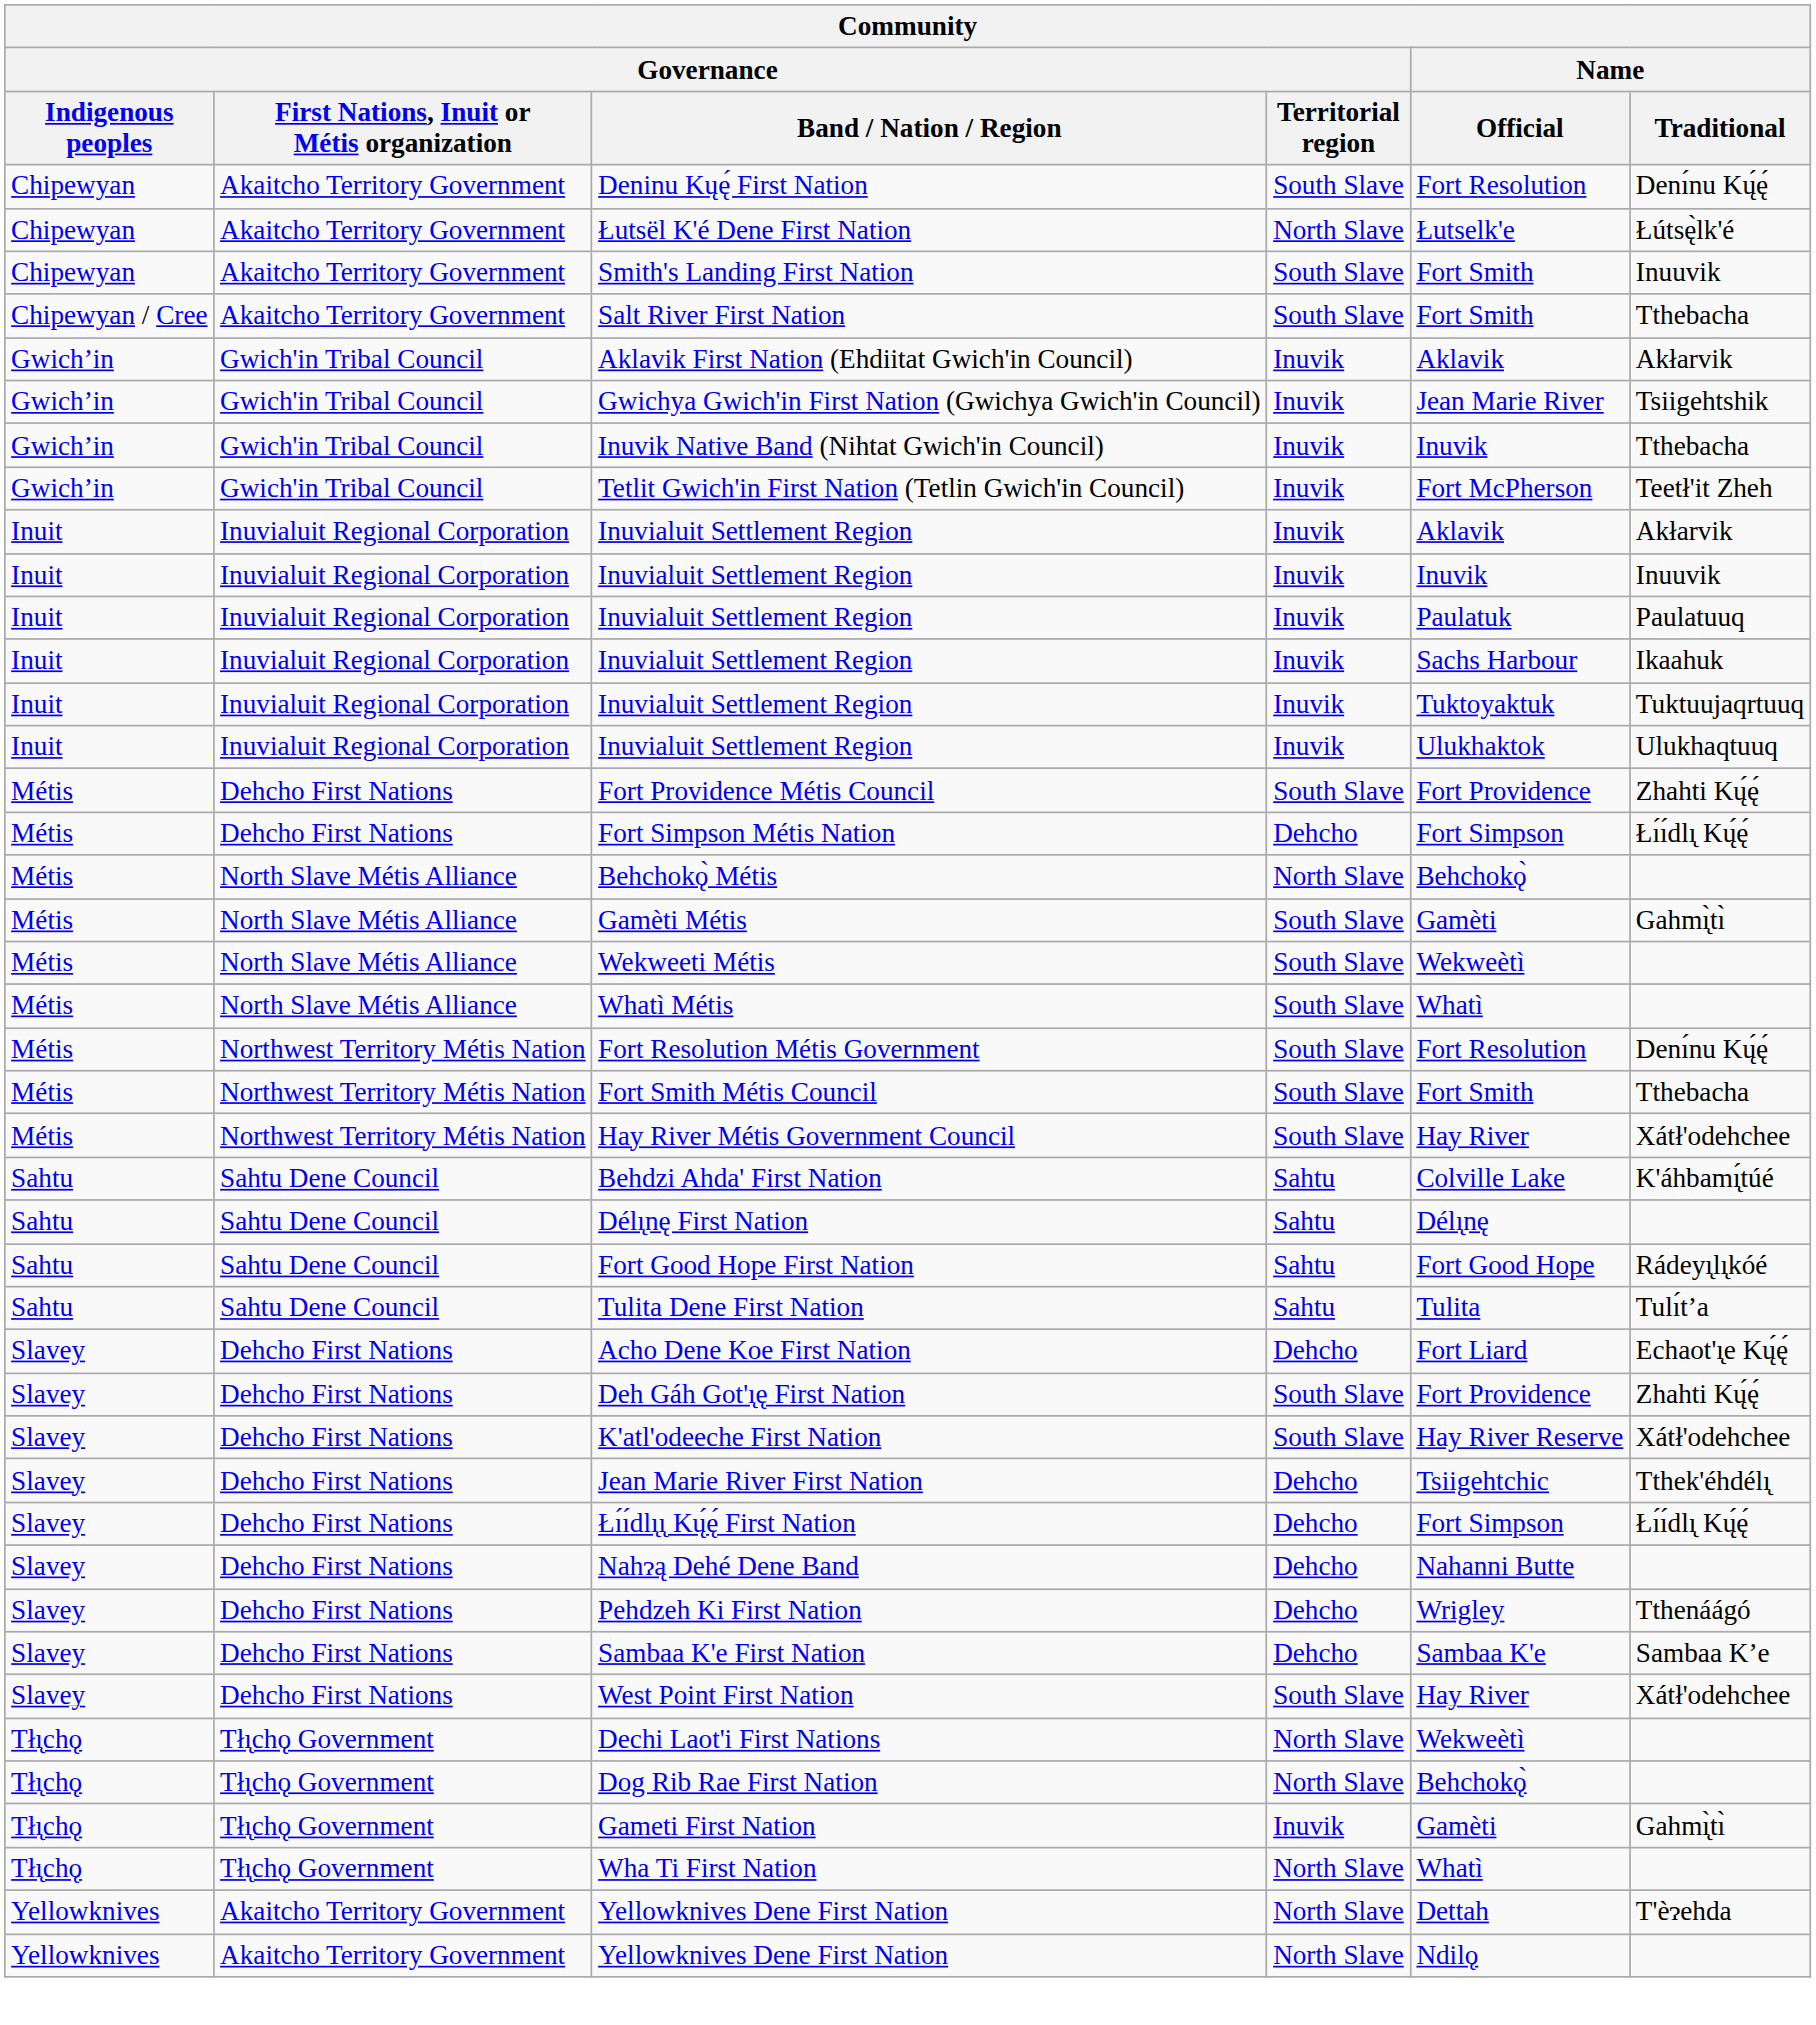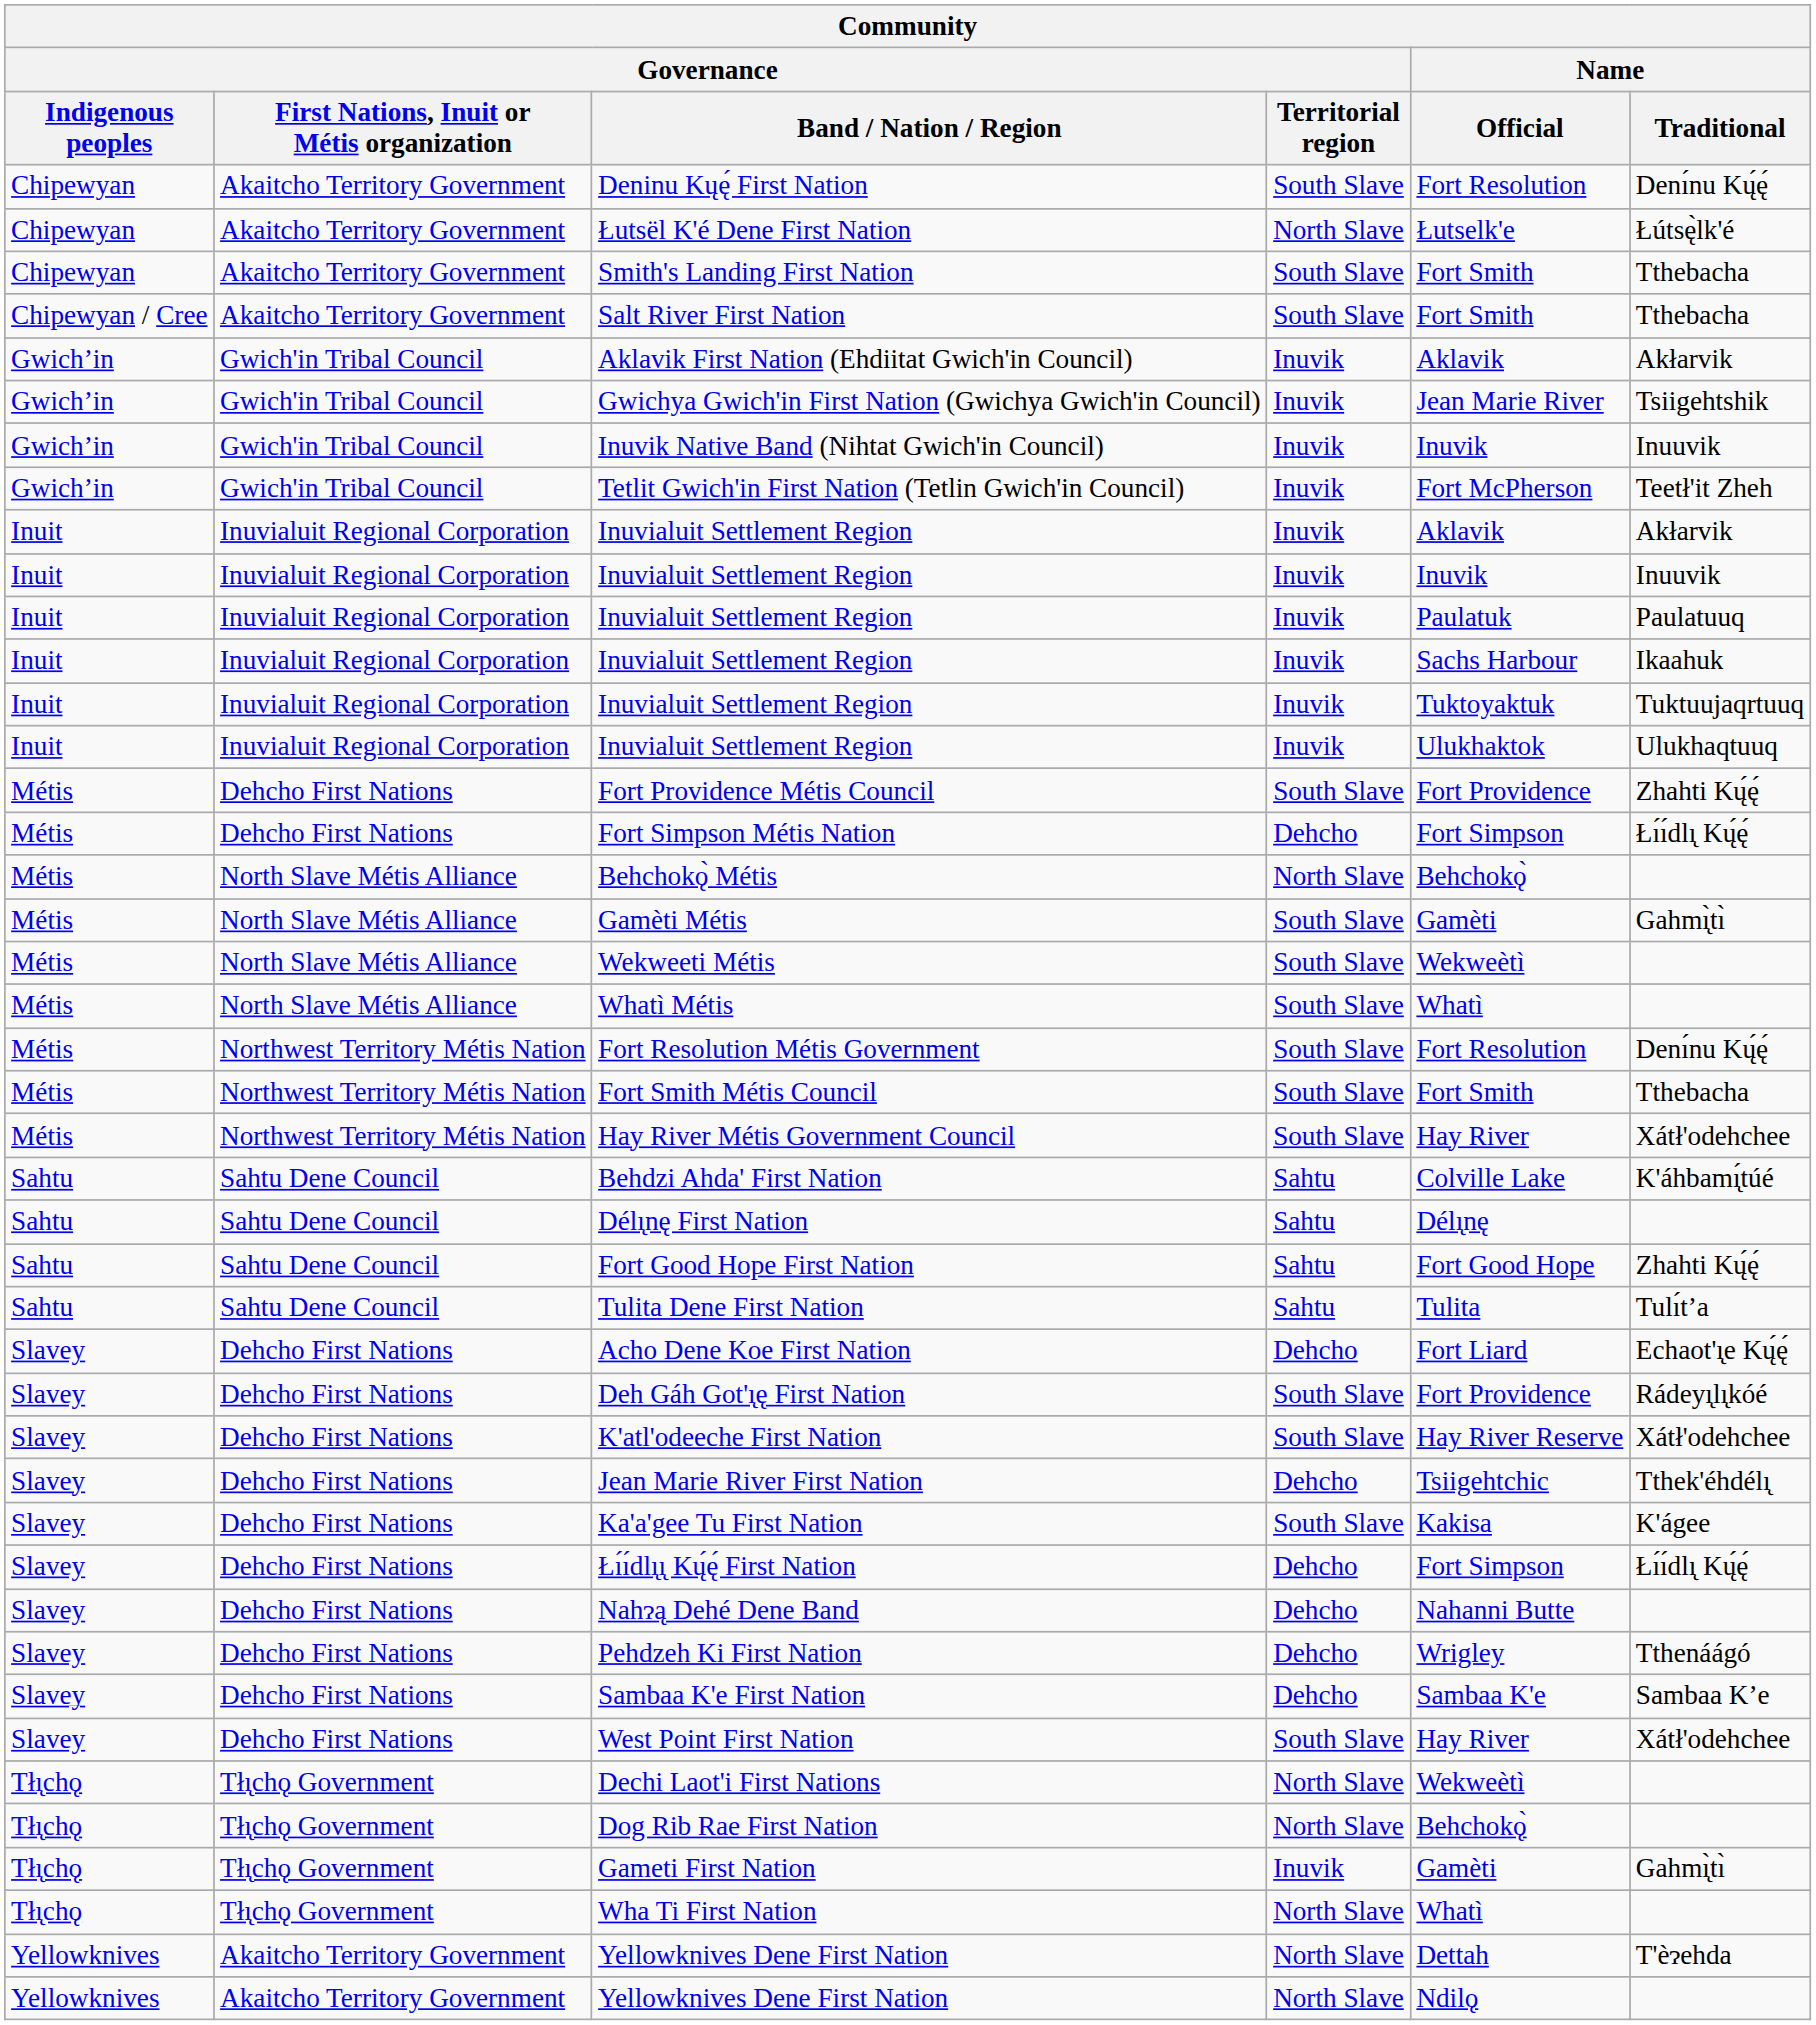(1678, 272) Inuuvik -> (1692, 272) Tthebacha
(1692, 444) Tthebacha -> (1678, 444) Inuuvik
(1702, 1264) Rádeyı̨lı̨kóé -> (1697, 1264) Zhahti Kų́ę́
(1697, 1393) Zhahti Kų́ę́ -> (1702, 1393) Rádeyı̨lı̨kóé
+ row: (48, 1523)
